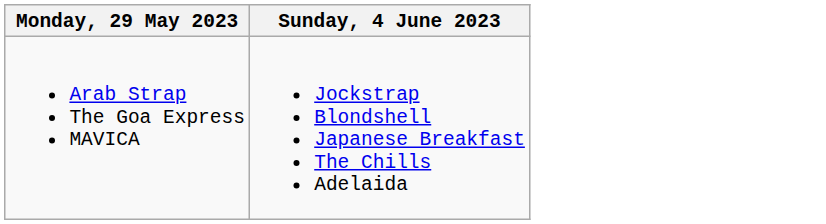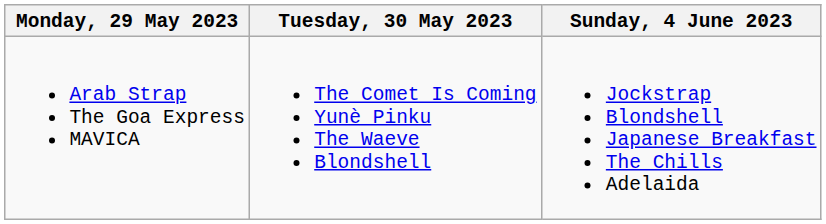+ column: (395, 21)
